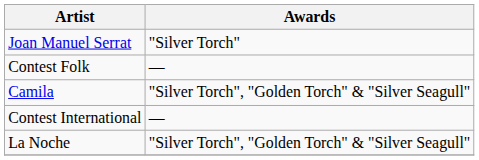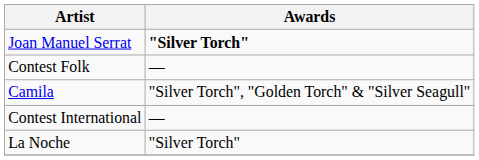(194, 42) normal -> (199, 42) bold
(310, 142) "Silver Torch", "Golden Torch" & "Silver Seagull" -> (194, 142) "Silver Torch"
